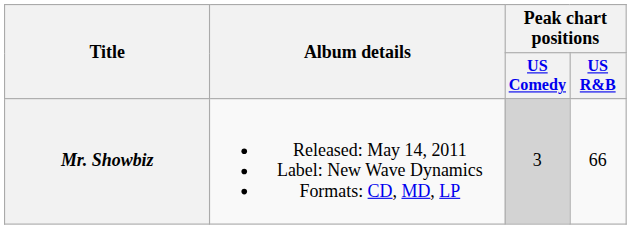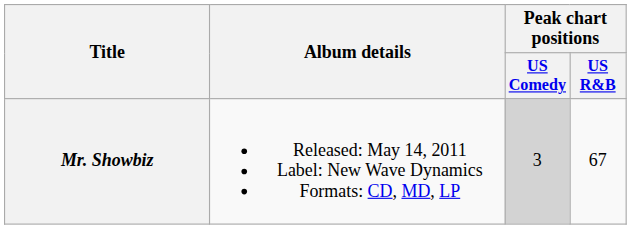(598, 161) 66 -> (598, 161) 67
